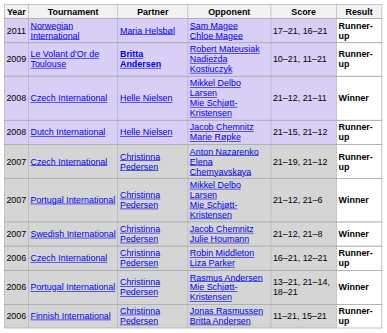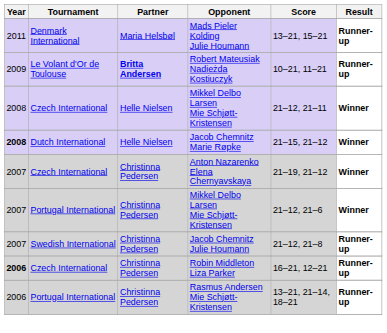- row: (55, 31)
+ row: (55, 36)
(16, 133) normal -> (16, 143) bold
(356, 133) Runner-up -> (354, 143) Winner
(356, 162) Runner-up -> (354, 172) Winner
(354, 234) Winner -> (356, 244) Runner-up
(16, 259) normal -> (16, 268) bold
(354, 287) Winner -> (356, 297) Runner-up
- row: (71, 316)
